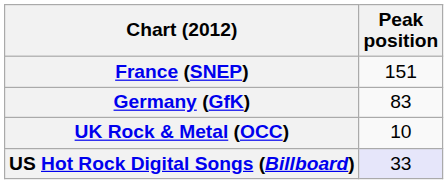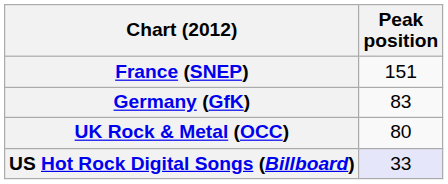(401, 132) 10 -> (401, 132) 80
